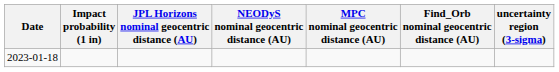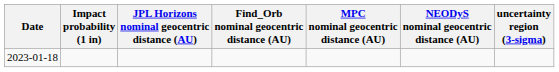columns swapped: (259, 26) <-> (447, 26)
